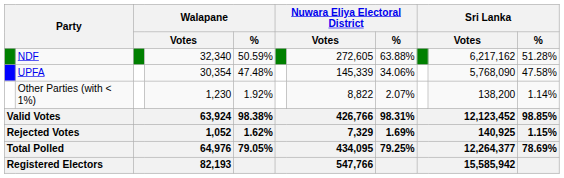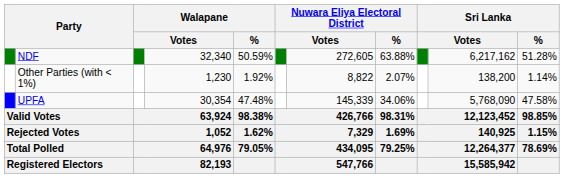rows swapped: (31, 72) <-> (65, 94)
